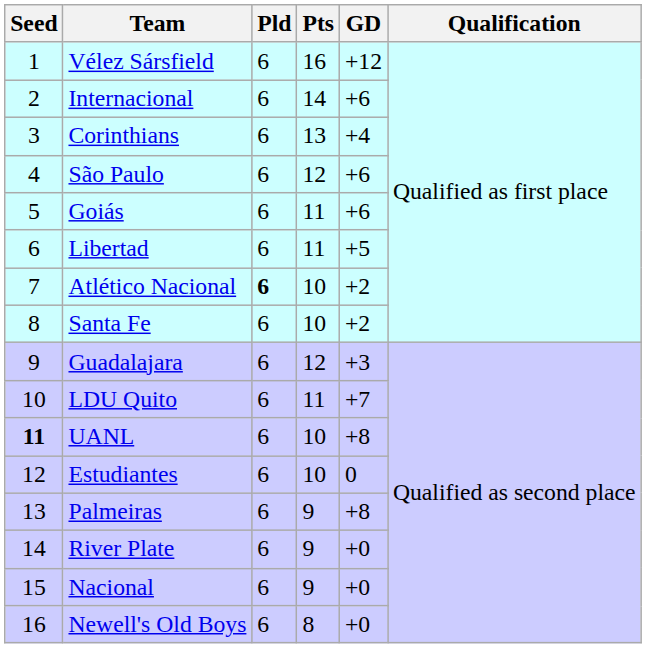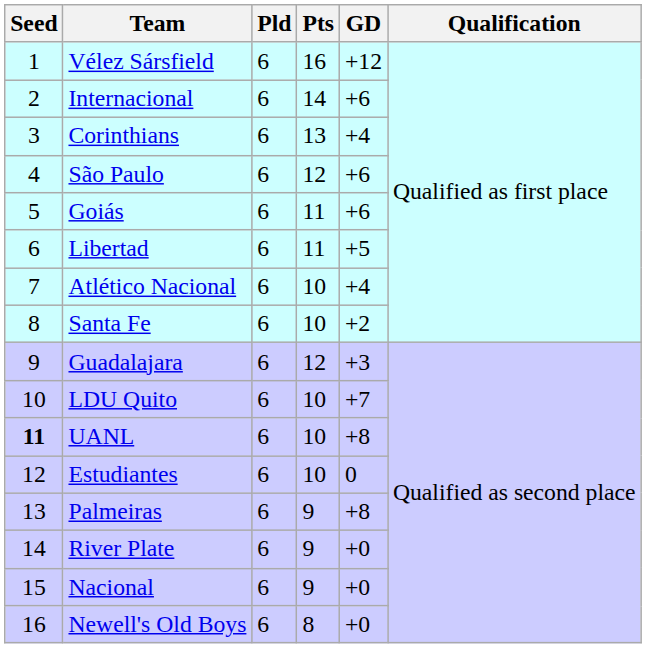(263, 286) bold -> (263, 286) normal
(358, 286) +2 -> (358, 286) +4
(314, 398) 11 -> (314, 398) 10
